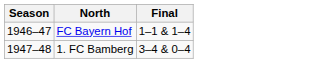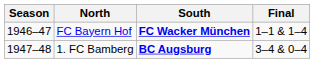+ column: (194, 13)
